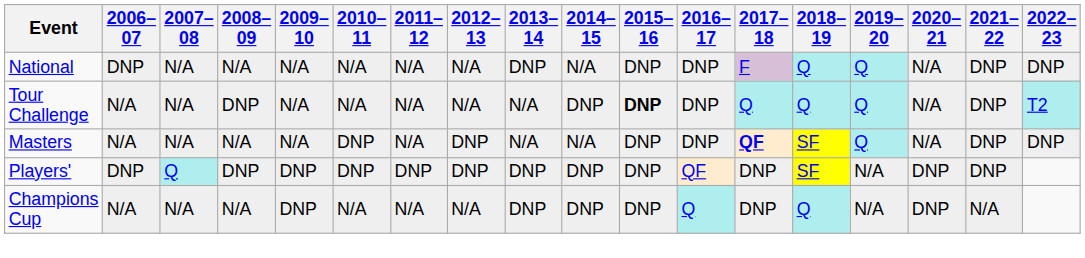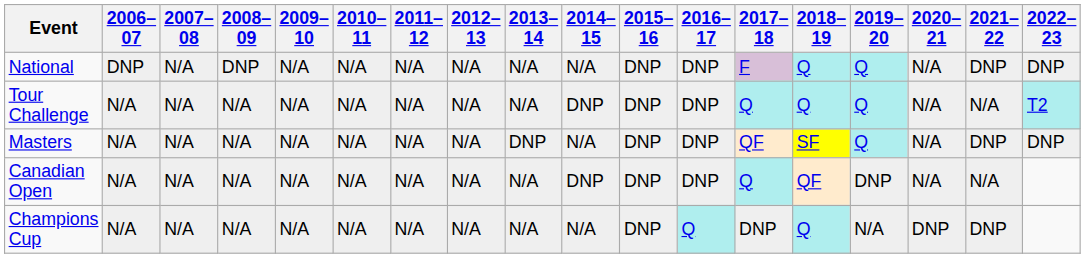(237, 66) N/A -> (241, 66) DNP
(528, 66) DNP -> (524, 66) N/A
(241, 104) DNP -> (237, 104) N/A
(643, 104) bold -> (643, 104) normal
(988, 104) DNP -> (984, 104) N/A
(356, 143) DNP -> (352, 143) N/A
(470, 143) DNP -> (466, 143) N/A
(524, 143) N/A -> (528, 143) DNP
(751, 143) bold -> (751, 143) normal
+ row: (47, 181)
- row: (40, 171)
(298, 209) DNP -> (294, 229) N/A
(528, 209) DNP -> (524, 229) N/A
(585, 209) DNP -> (581, 229) N/A
(984, 209) N/A -> (988, 229) DNP
